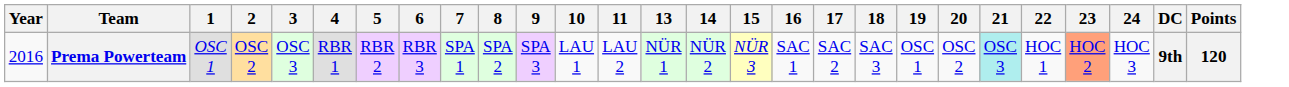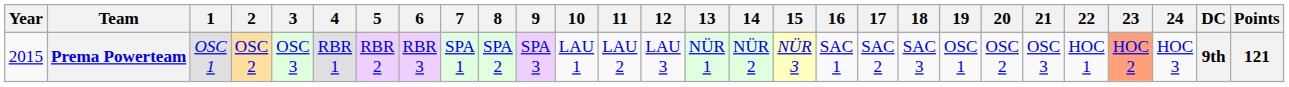+ column: (663, 18)
(26, 56) 2016 -> (26, 56) 2015
(1000, 56) paleturquoise background -> (1044, 56) no background
(1214, 56) 120 -> (1257, 56) 121
